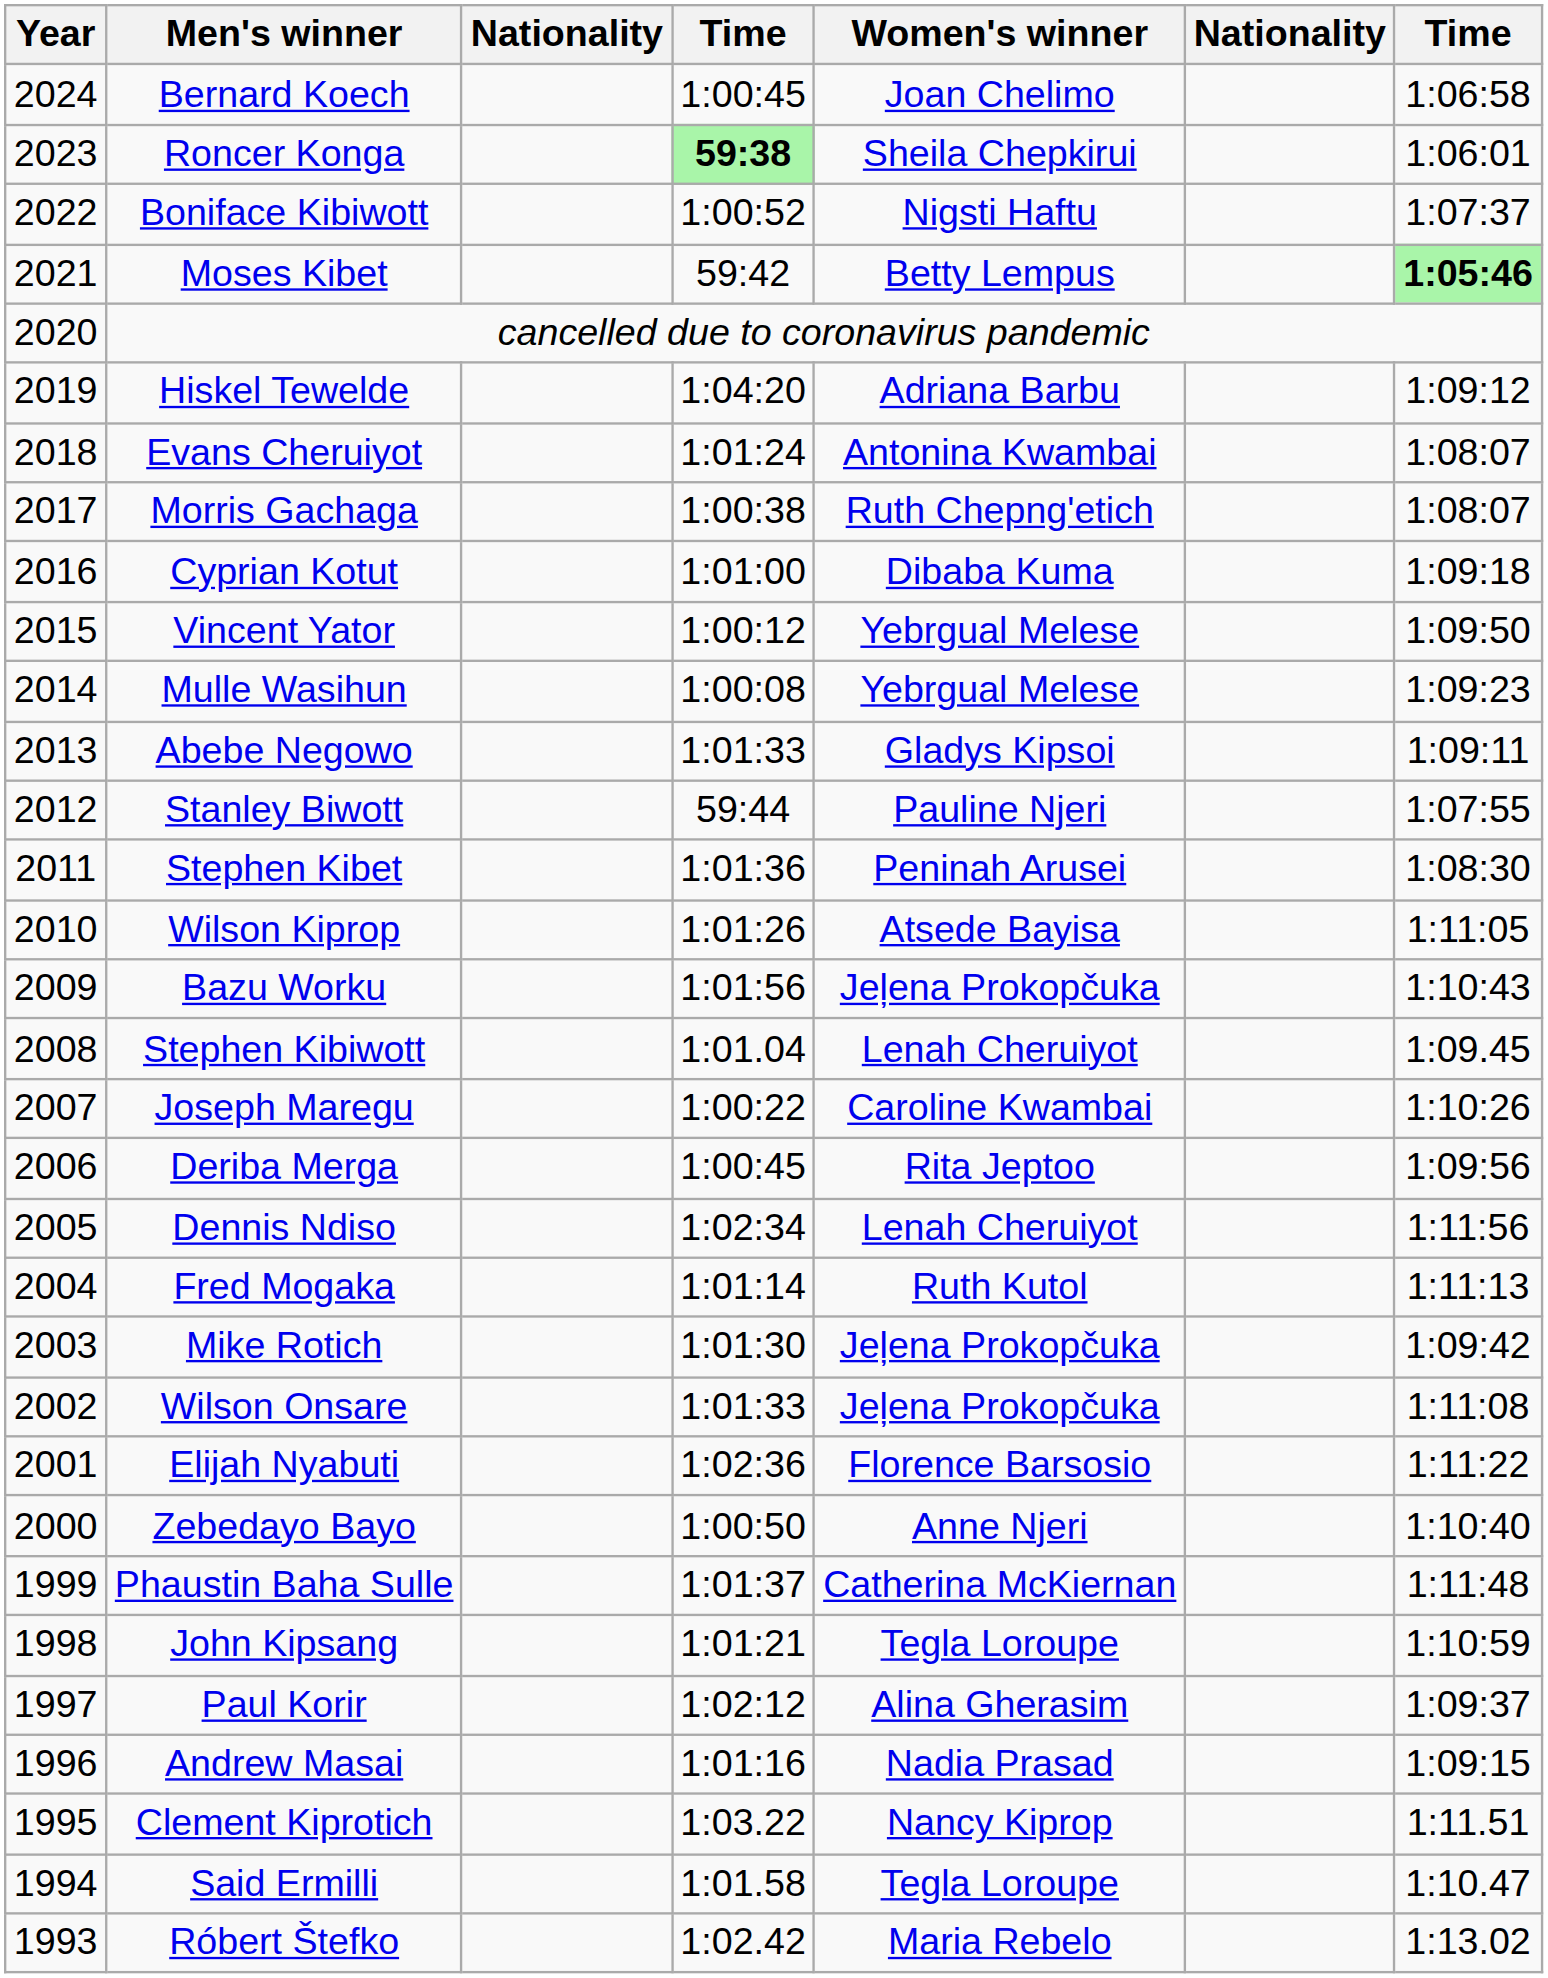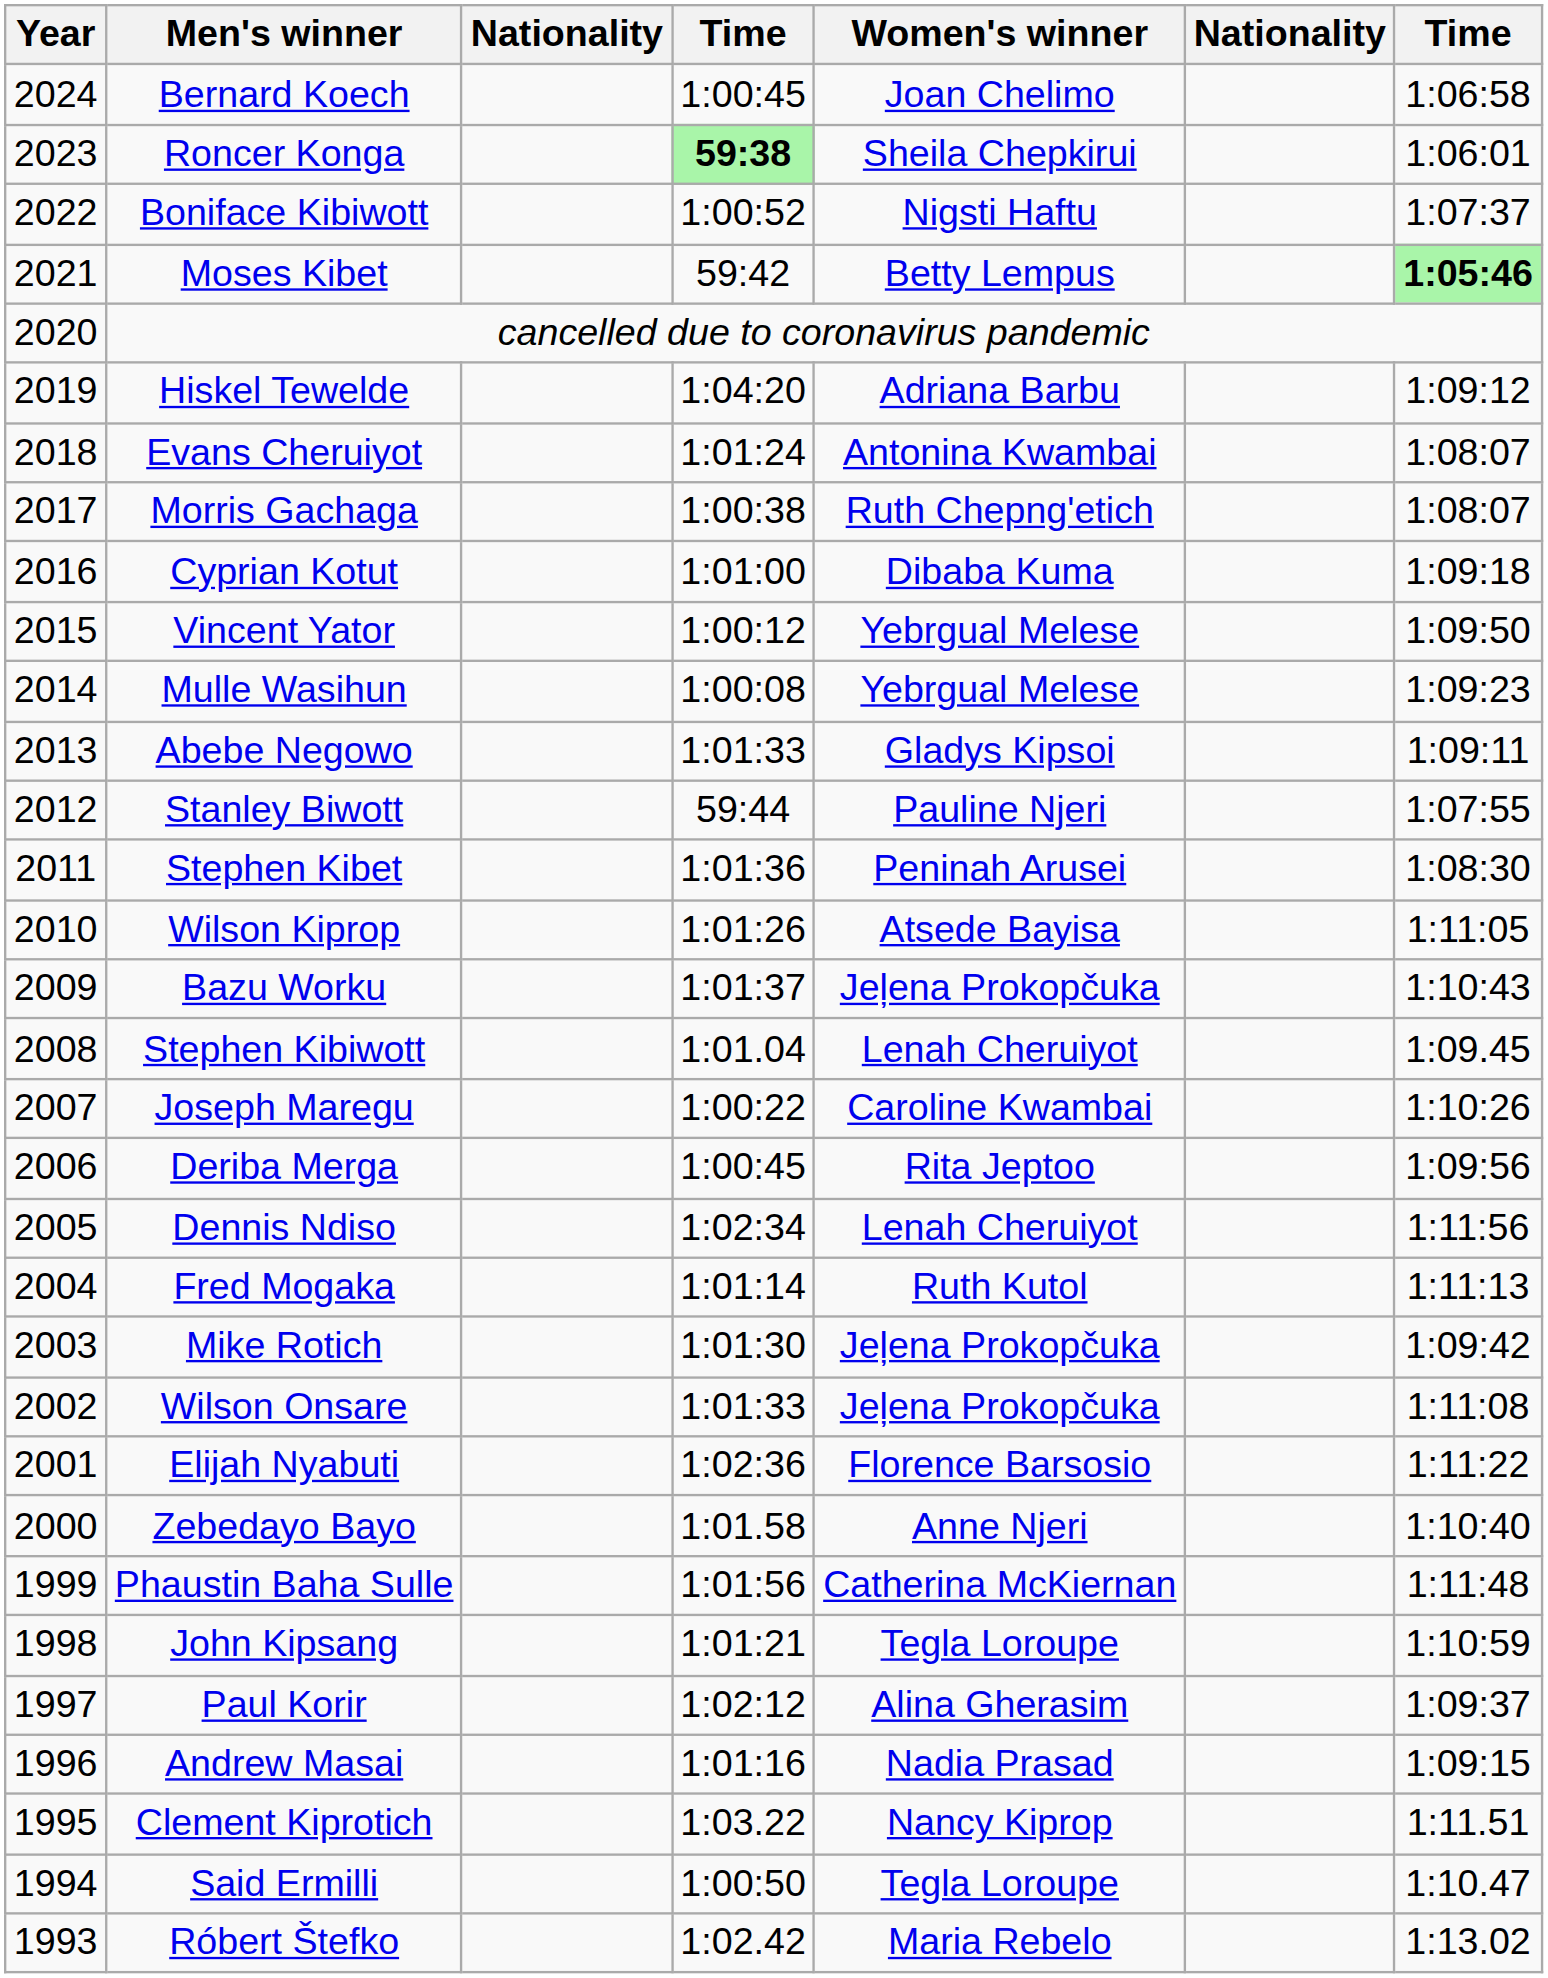(743, 988) 1:01:56 -> (743, 988) 1:01:37
(743, 1525) 1:00:50 -> (743, 1525) 1:01.58
(743, 1584) 1:01:37 -> (743, 1584) 1:01:56
(743, 1882) 1:01.58 -> (743, 1882) 1:00:50
